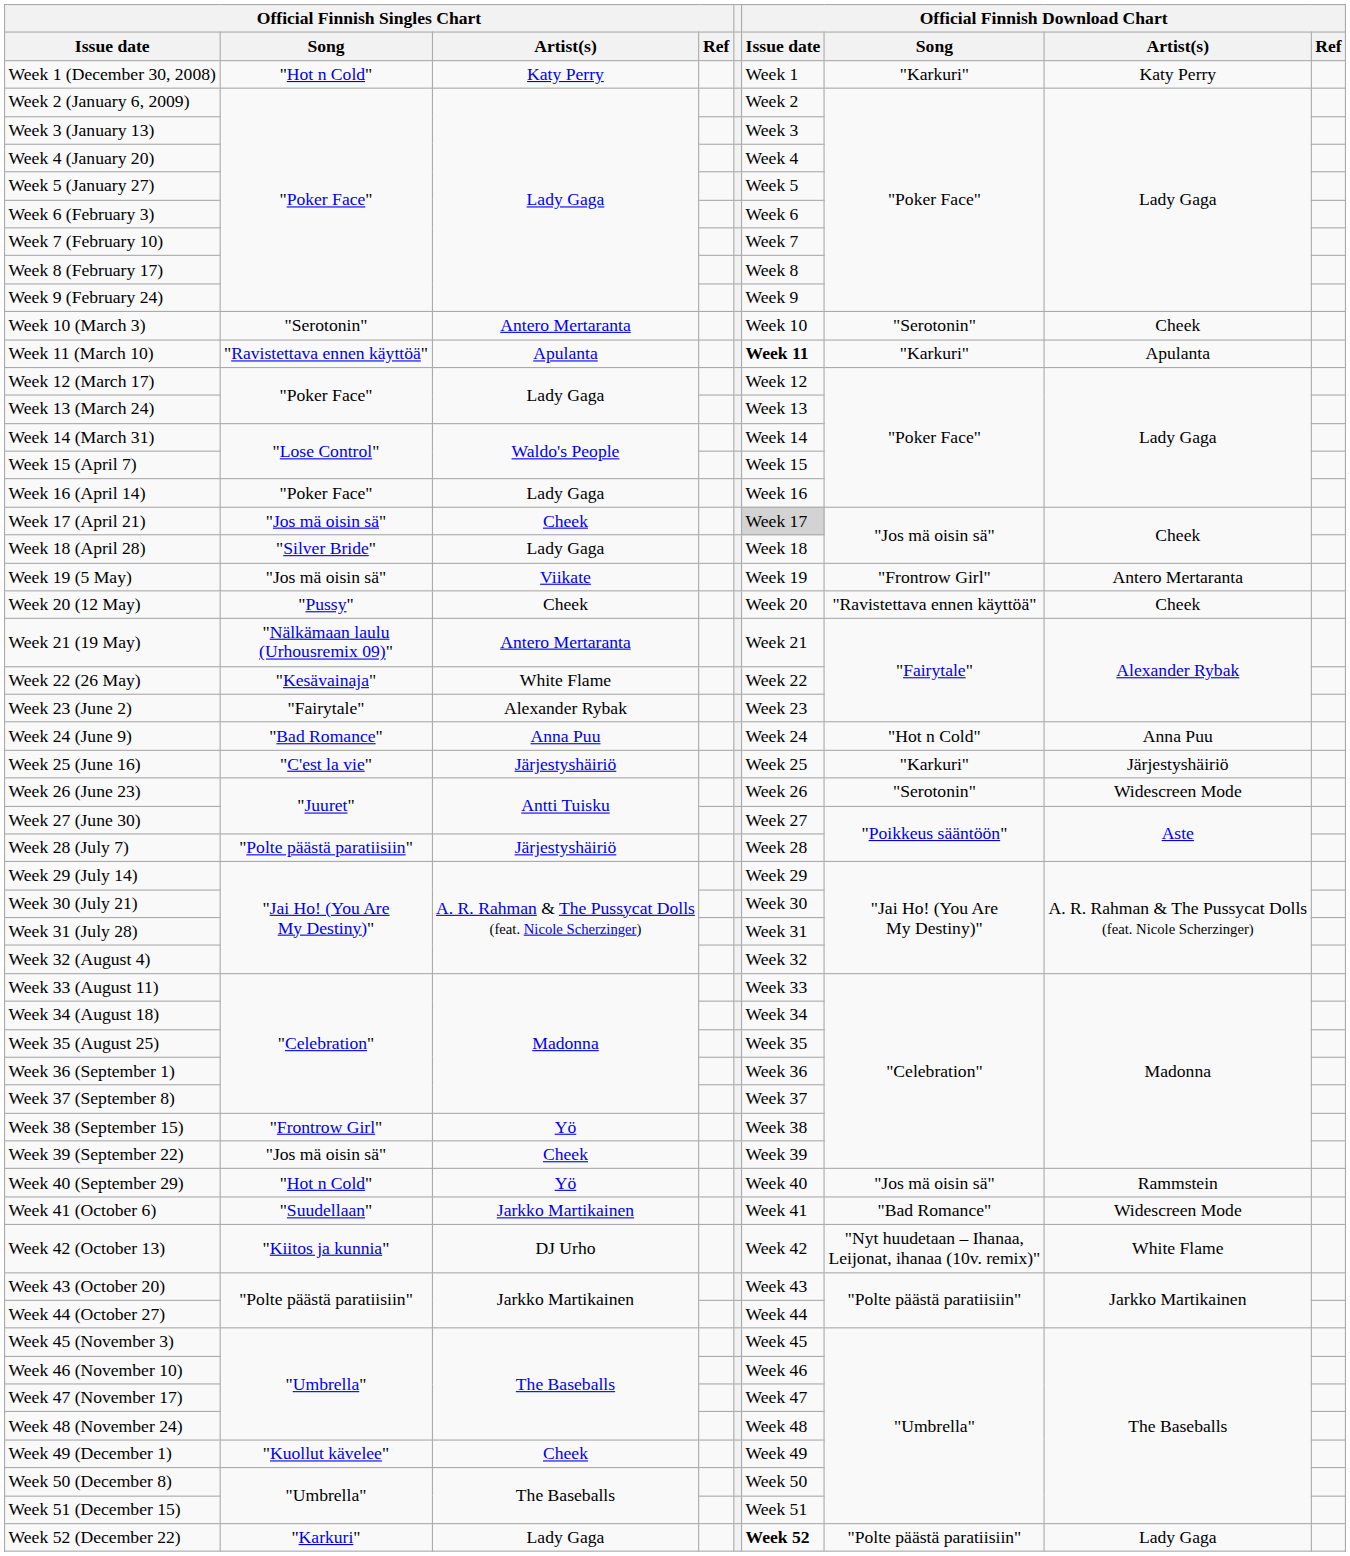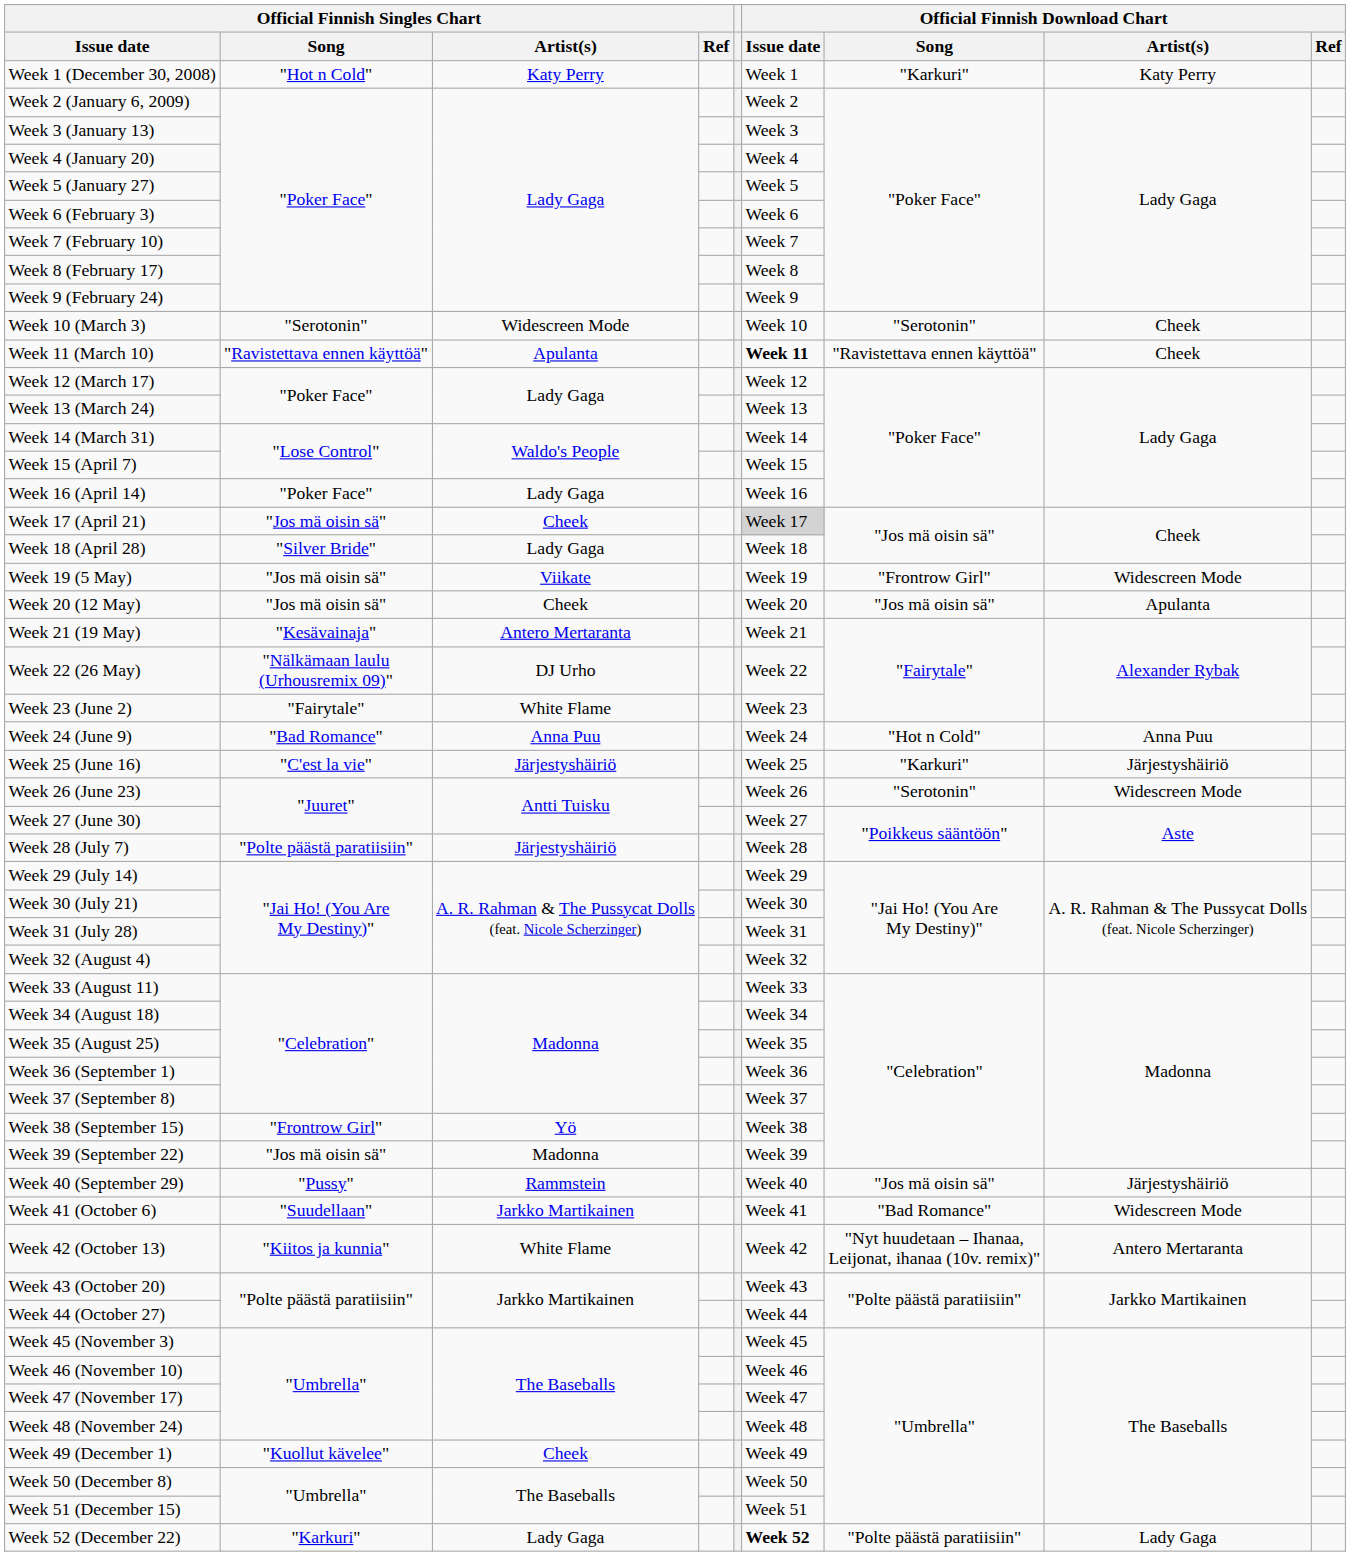(565, 325) Antero Mertaranta -> (565, 325) Widescreen Mode
(934, 353) "Karkuri" -> (934, 353) "Ravistettava ennen käyttöä"
(1178, 353) Apulanta -> (1178, 353) Cheek
(1178, 576) Antero Mertaranta -> (1178, 576) Widescreen Mode
(326, 604) "Pussy" -> (326, 604) "Jos mä oisin sä"
(934, 604) "Ravistettava ennen käyttöä" -> (934, 604) "Jos mä oisin sä"
(1178, 604) Cheek -> (1178, 604) Apulanta
(326, 642) "Nälkämaan laulu (Urhousremix 09)" -> (326, 632) "Kesävainaja"
(326, 680) "Kesävainaja" -> (326, 670) "Nälkämaan laulu (Urhousremix 09)"
(565, 680) White Flame -> (565, 670) DJ Urho
(565, 708) Alexander Rybak -> (565, 708) White Flame
(565, 1154) Cheek -> (565, 1154) Madonna
(326, 1182) "Hot n Cold" -> (326, 1182) "Pussy"
(565, 1182) Yö -> (565, 1182) Rammstein
(1178, 1182) Rammstein -> (1178, 1182) Järjestyshäiriö
(565, 1248) DJ Urho -> (565, 1248) White Flame
(1178, 1248) White Flame -> (1178, 1248) Antero Mertaranta
